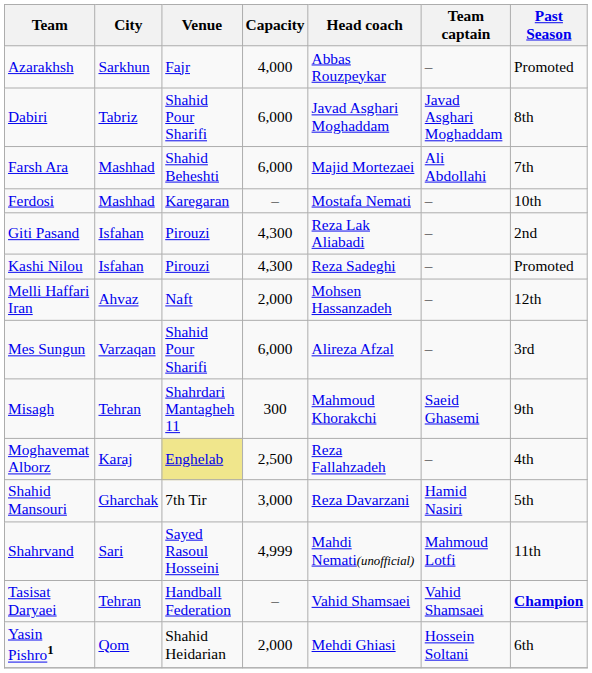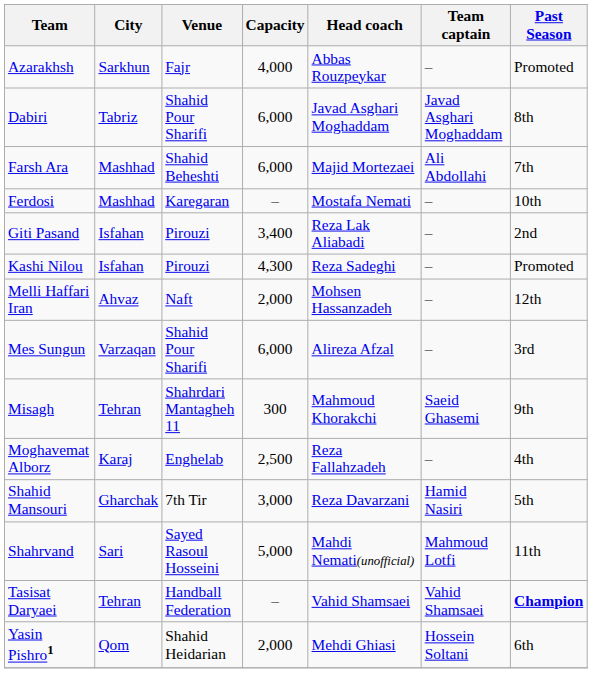(275, 233) 4,300 -> (275, 233) 3,400
(194, 458) khaki background -> (194, 458) no background
(275, 550) 4,999 -> (275, 550) 5,000
